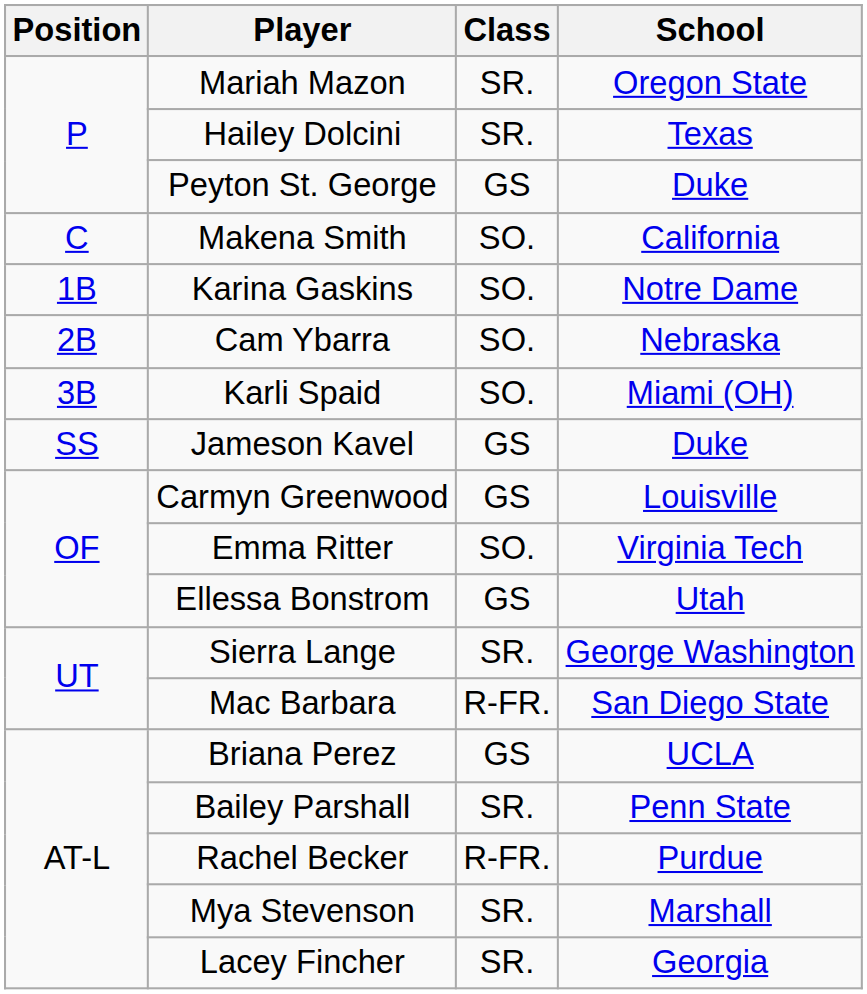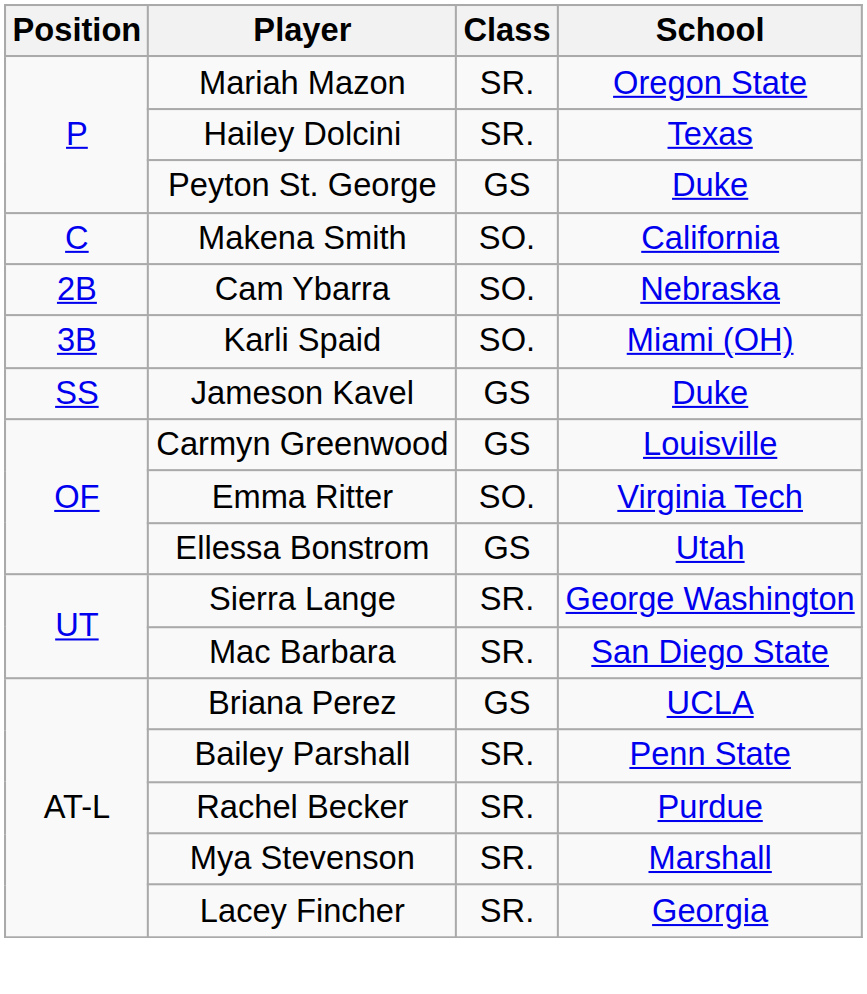- row: (302, 289)
(507, 703) R-FR. -> (507, 651) SR.
(507, 858) R-FR. -> (507, 806) SR.
